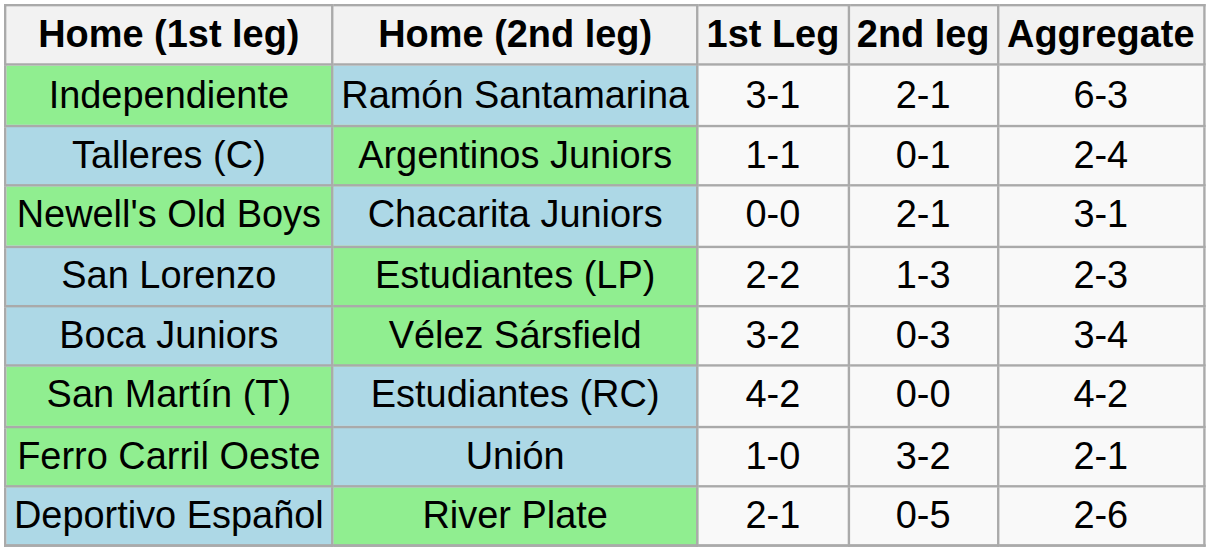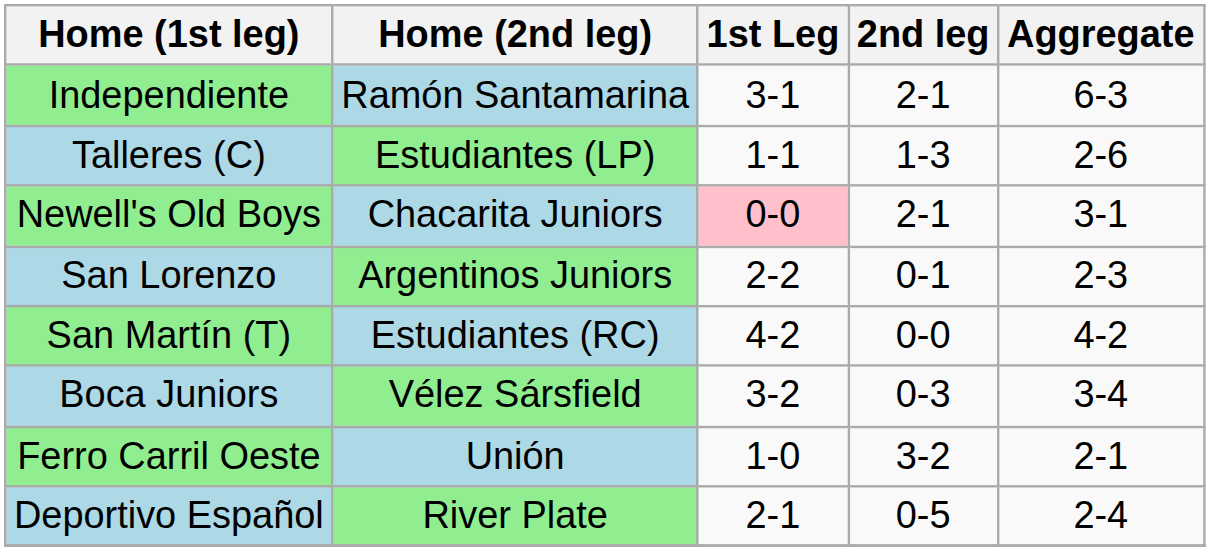(515, 154) Argentinos Juniors -> (515, 154) Estudiantes (LP)
(923, 154) 0-1 -> (923, 154) 1-3
(1101, 154) 2-4 -> (1101, 154) 2-6
(773, 214) no background -> (773, 214) pink background
(515, 275) Estudiantes (LP) -> (515, 275) Argentinos Juniors
(923, 275) 1-3 -> (923, 275) 0-1
rows swapped: (169, 395) <-> (169, 335)
(1101, 515) 2-6 -> (1101, 515) 2-4
